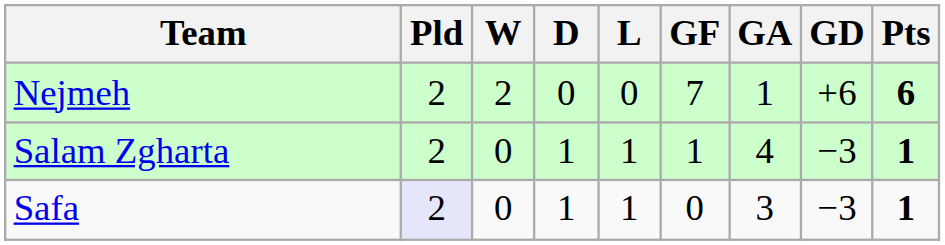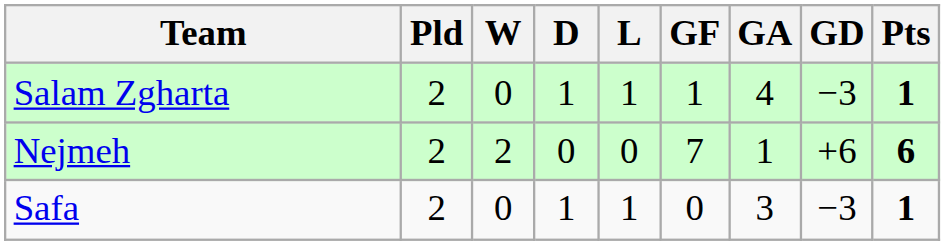rows swapped: (72, 92) <-> (121, 150)
(437, 208) lavender background -> (437, 208) no background
